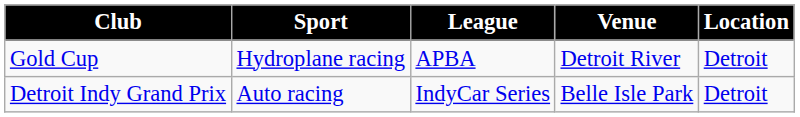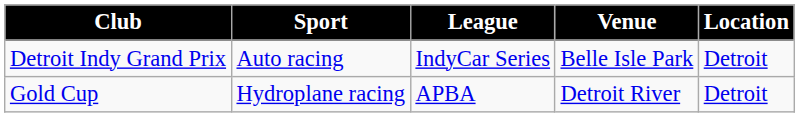rows swapped: (118, 93) <-> (54, 58)
